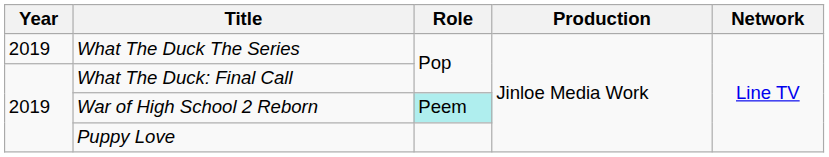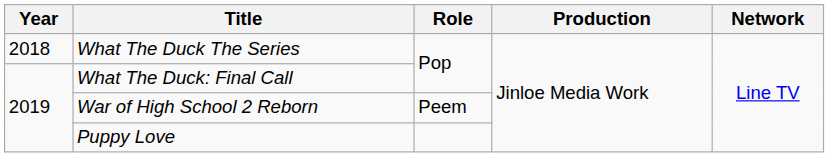(30, 48) 2019 -> (30, 48) 2018
(443, 107) paleturquoise background -> (443, 107) no background
